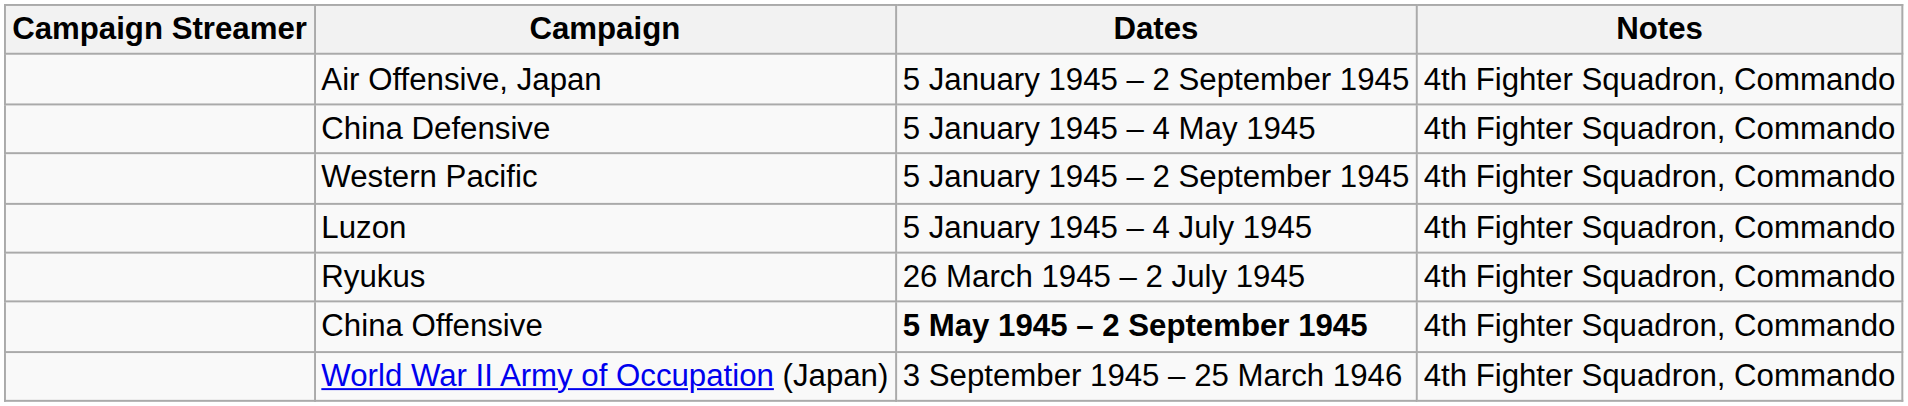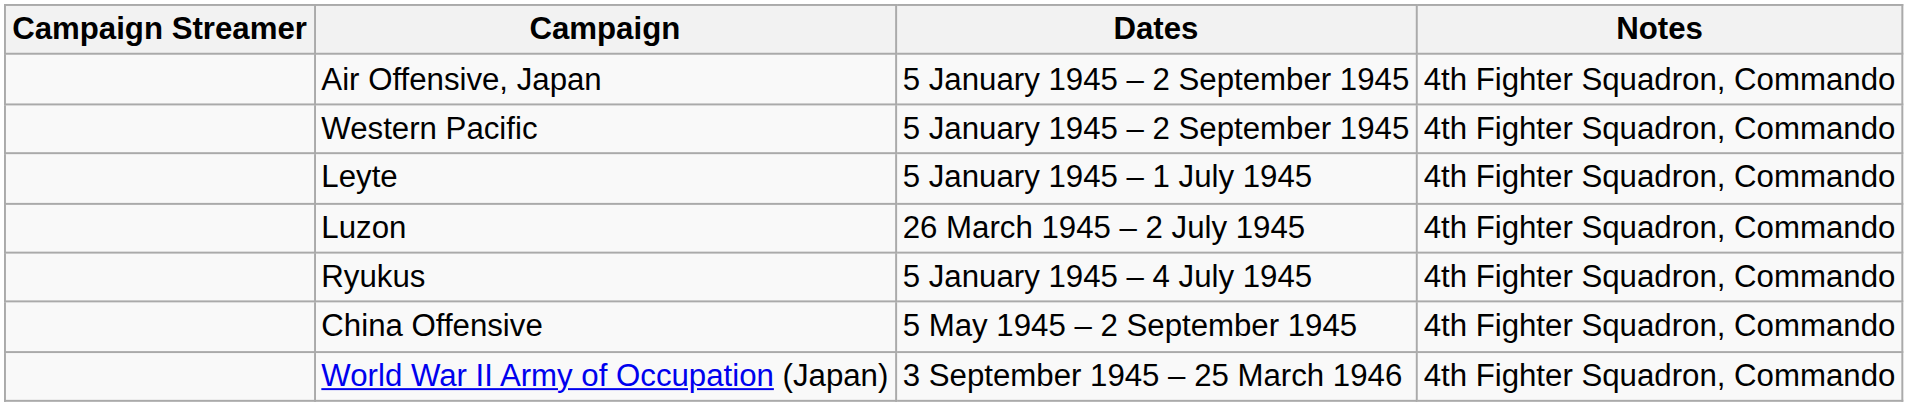- row: (436, 128)
+ row: (359, 177)
(1107, 227) 5 January 1945 – 4 July 1945 -> (1104, 227) 26 March 1945 – 2 July 1945
(1104, 276) 26 March 1945 – 2 July 1945 -> (1107, 276) 5 January 1945 – 4 July 1945
(1135, 326) bold -> (1130, 326) normal
